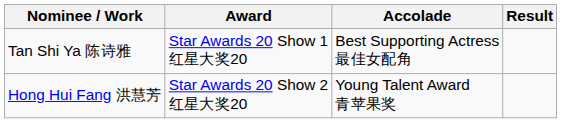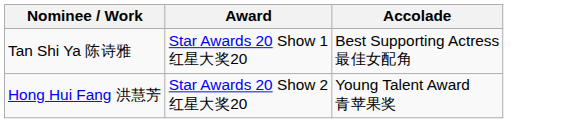- column: (530, 16)
